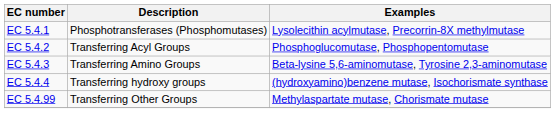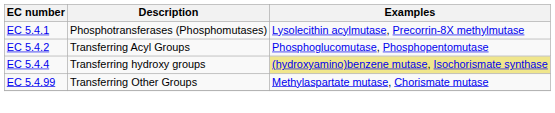- row: (28, 64)
(410, 82) no background -> (410, 64) khaki background
